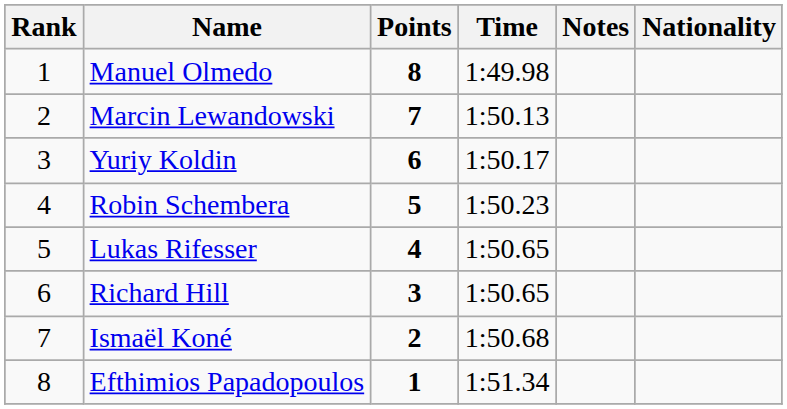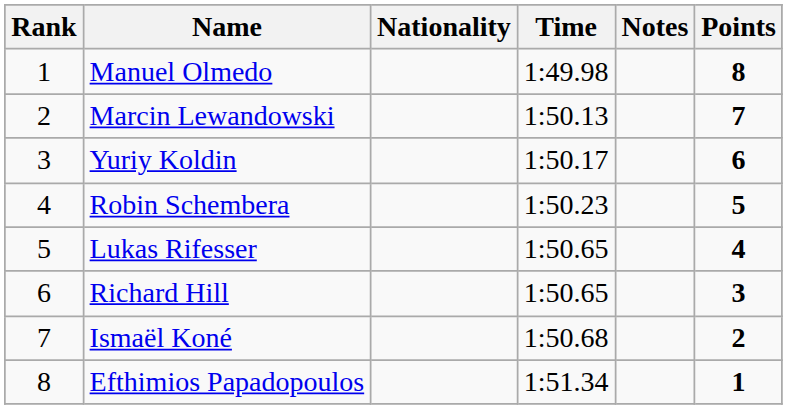columns swapped: (709, 26) <-> (414, 26)
